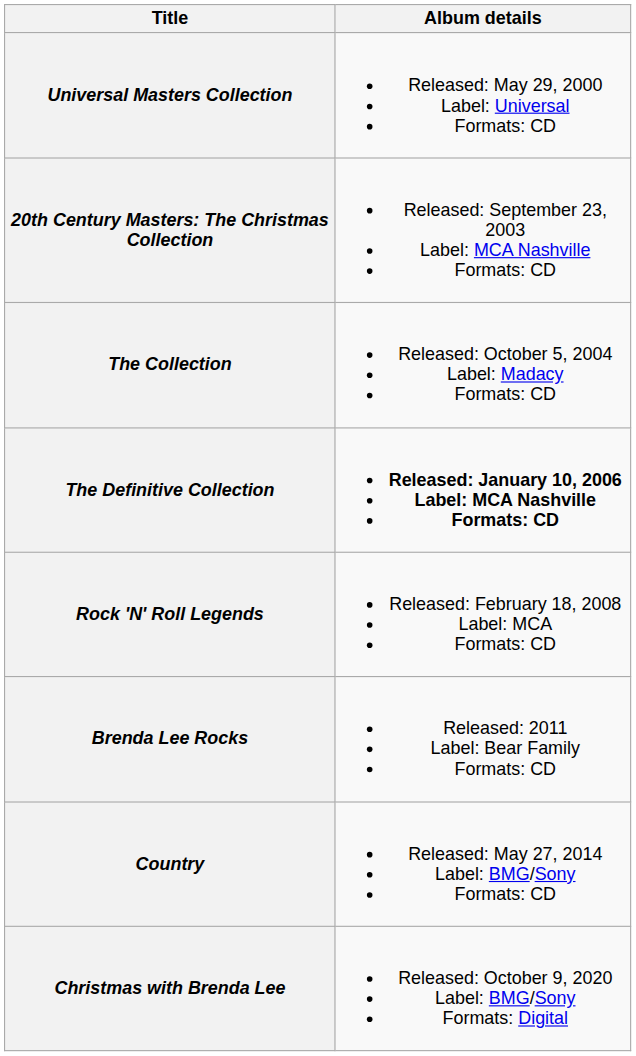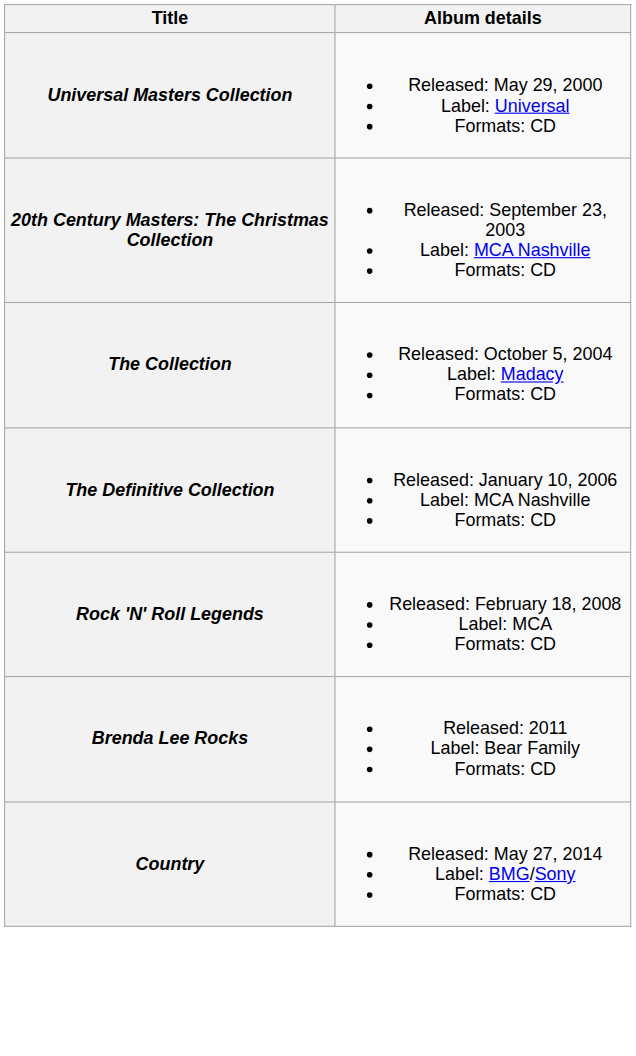(483, 500) bold -> (483, 500) normal
- row: (170, 988)
